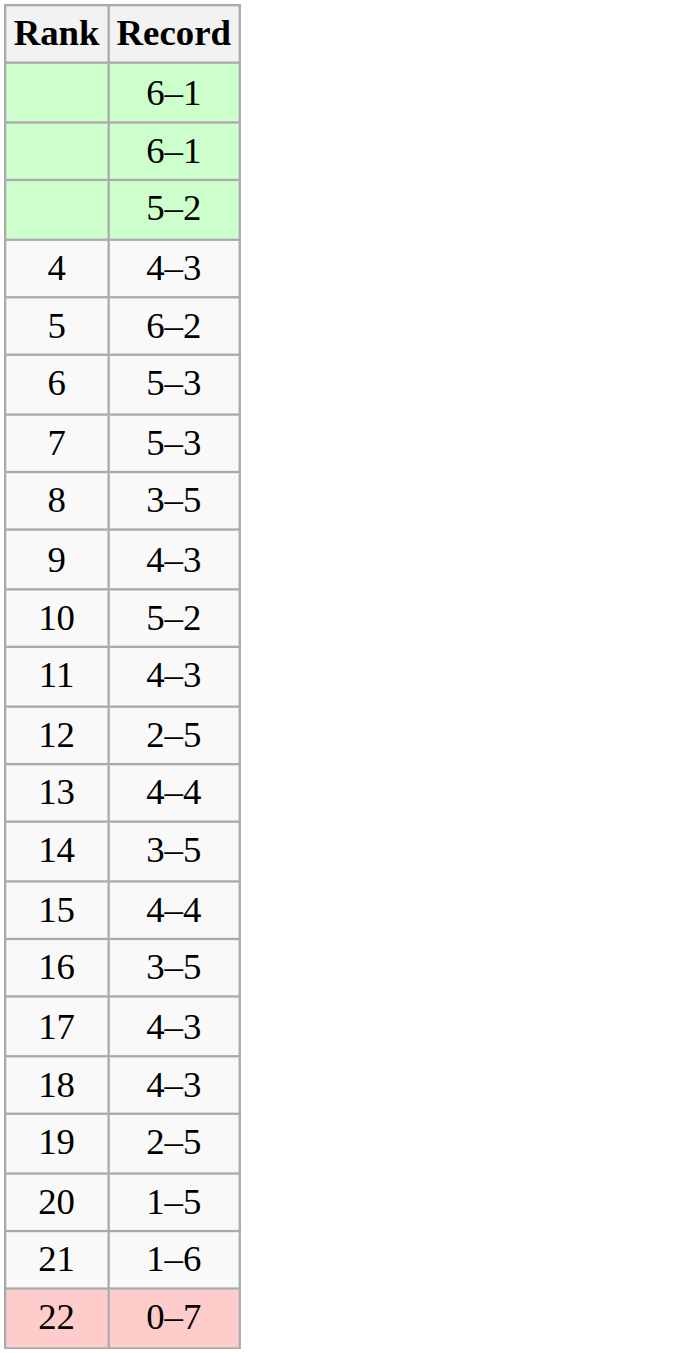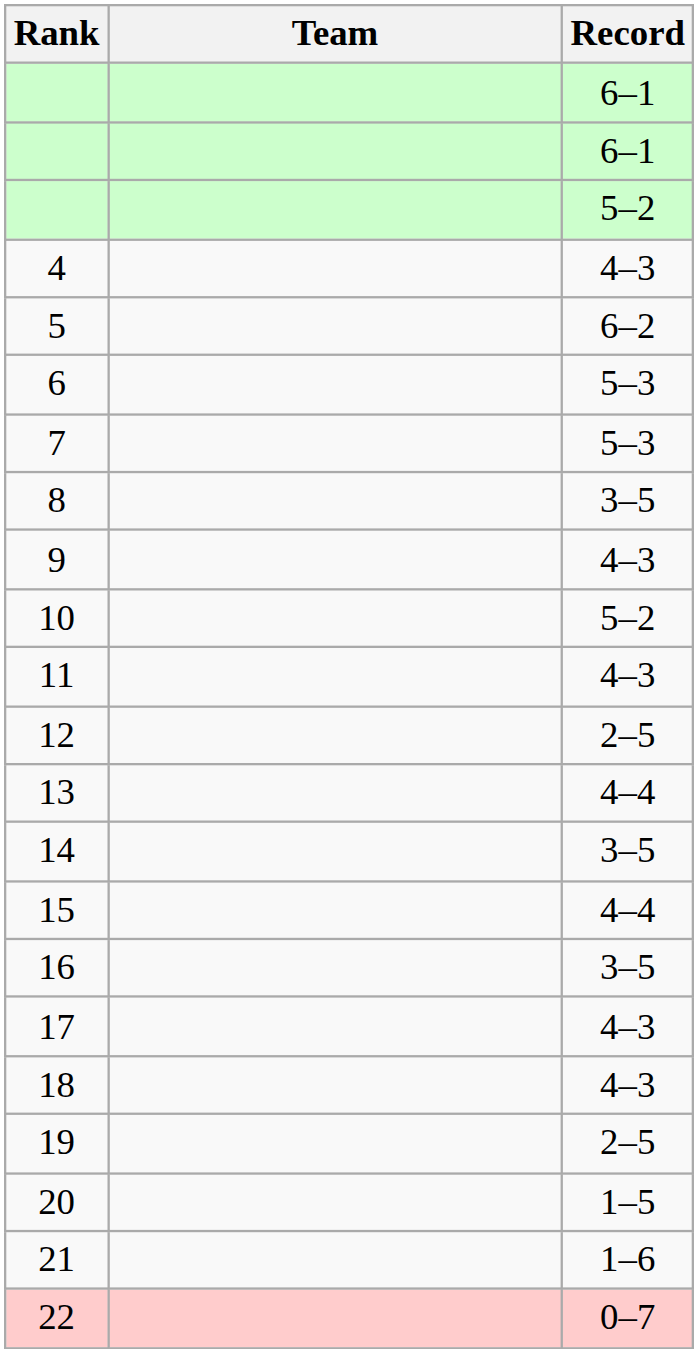+ column: (335, 33)
